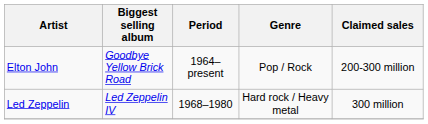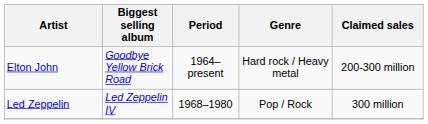(285, 67) Pop / Rock -> (285, 67) Hard rock / Heavy metal
(285, 103) Hard rock / Heavy metal -> (285, 103) Pop / Rock
